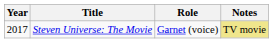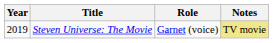(17, 29) 2017 -> (17, 29) 2019
